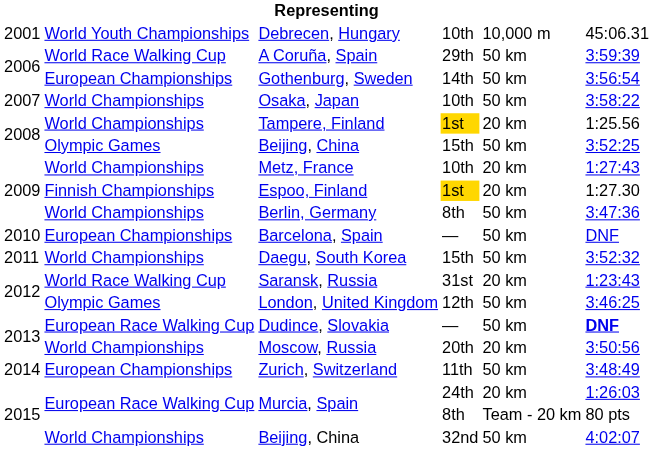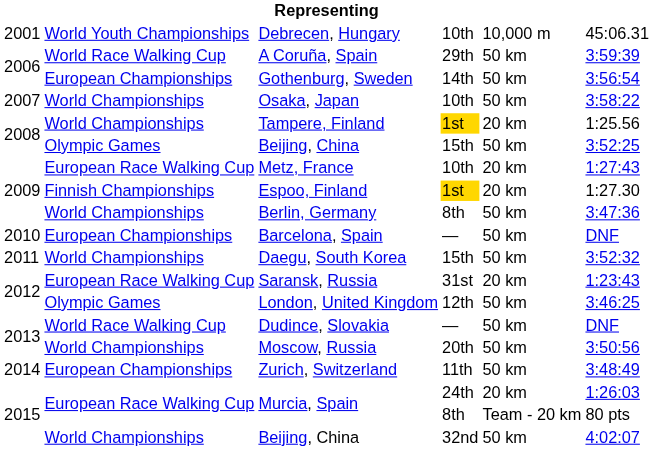(124, 168) World Championships -> (149, 168) European Race Walking Cup
(135, 280) World Race Walking Cup -> (149, 280) European Race Walking Cup
(149, 325) European Race Walking Cup -> (135, 325) World Race Walking Cup
(602, 325) bold -> (602, 325) normal
(505, 347) 20 km -> (505, 347) 50 km
